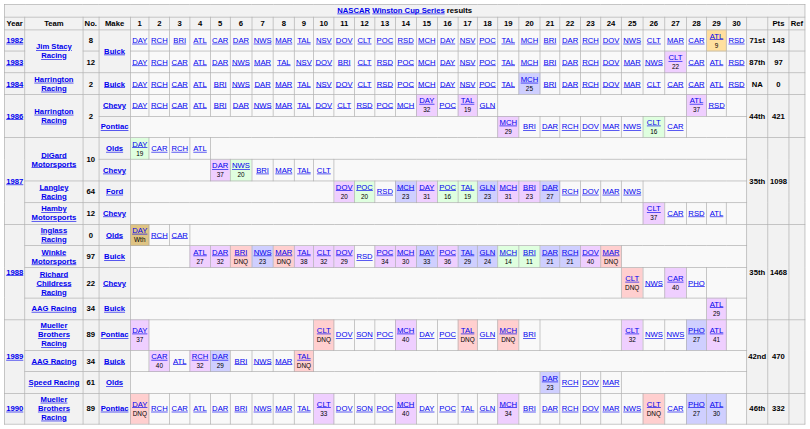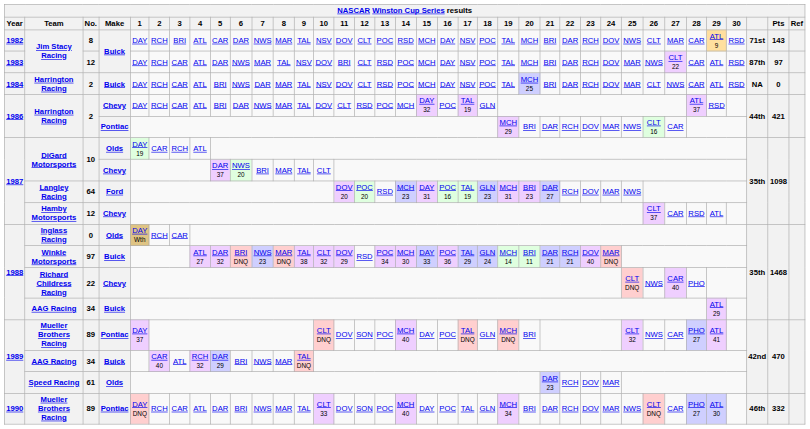(675, 84) CAR -> (675, 84) NWS
(675, 335) NWS -> (675, 335) CAR
